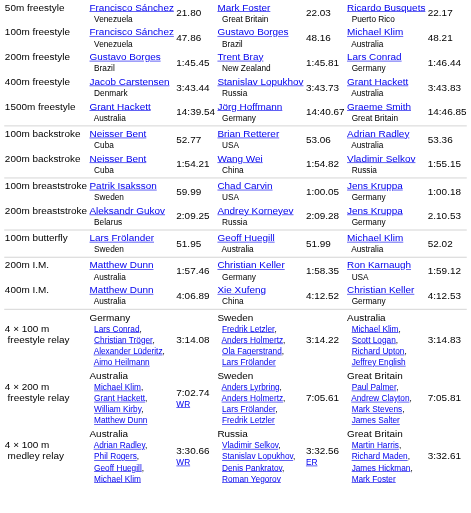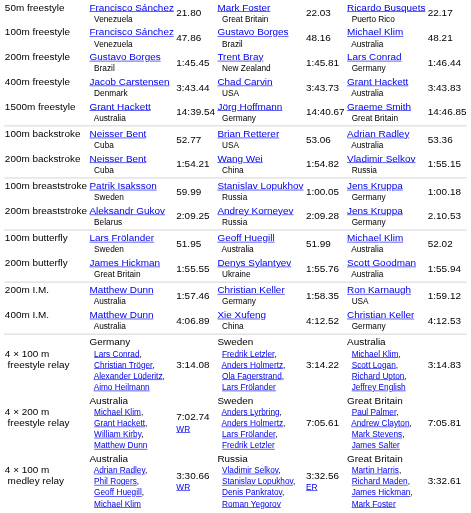(260, 87) Stanislav Lopukhov Russia -> (245, 87) Chad Carvin USA
(245, 191) Chad Carvin USA -> (260, 191) Stanislav Lopukhov Russia
+ row: (36, 268)
